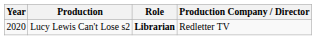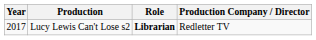(16, 27) 2020 -> (16, 27) 2017
